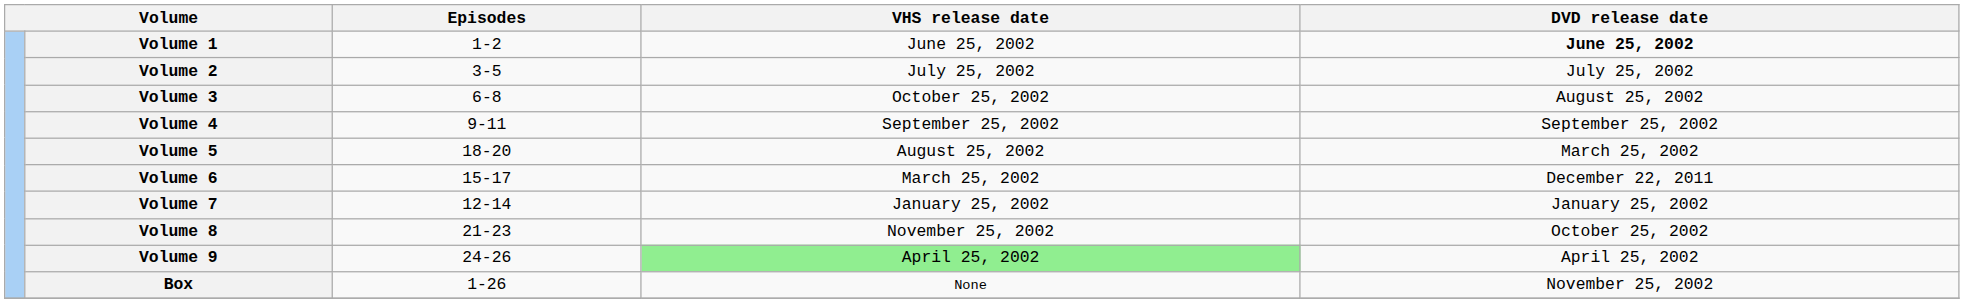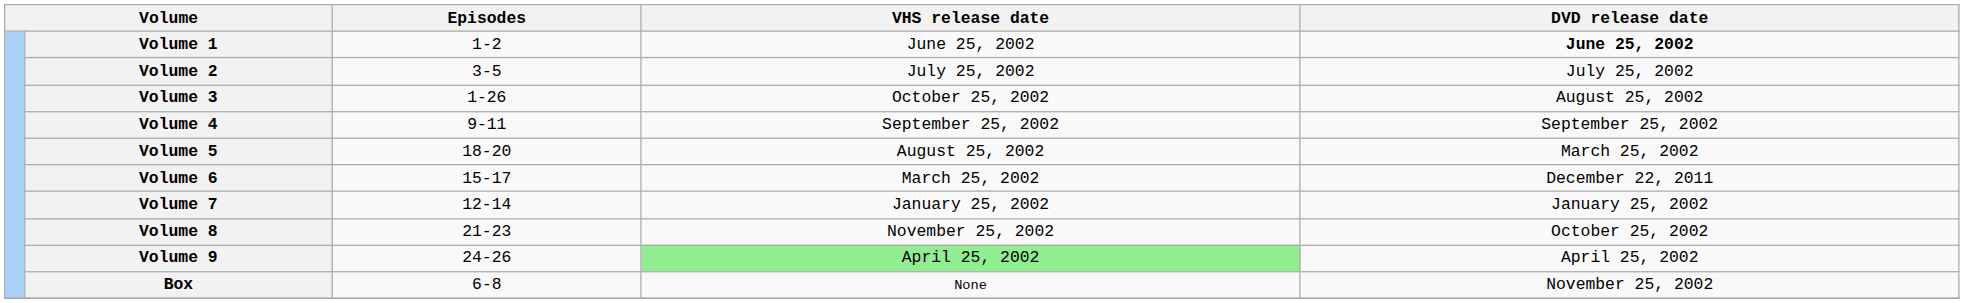(487, 98) 6-8 -> (487, 98) 1-26
(487, 285) 1-26 -> (487, 285) 6-8
